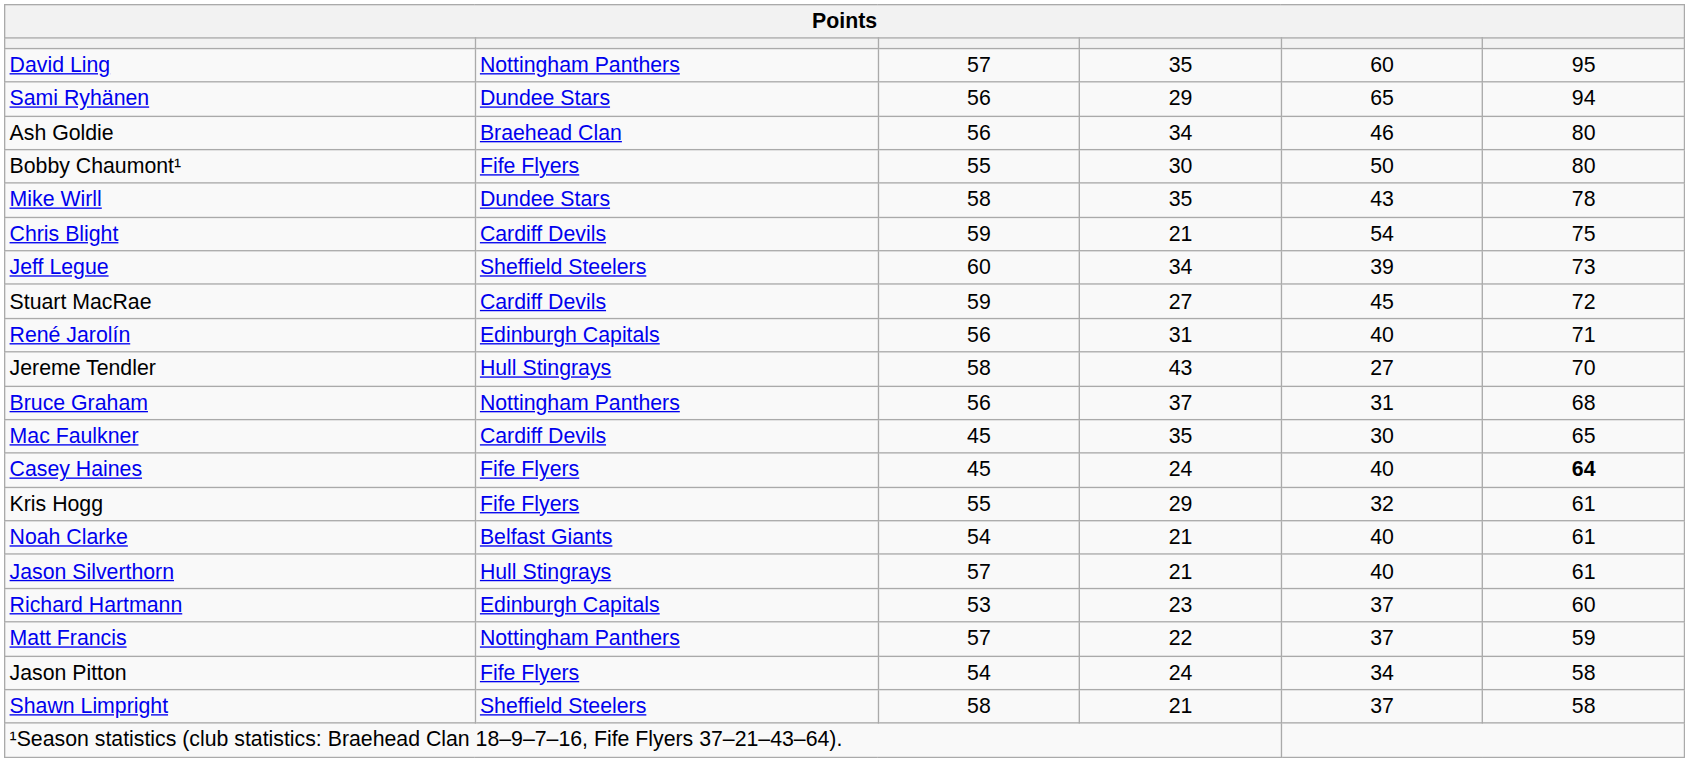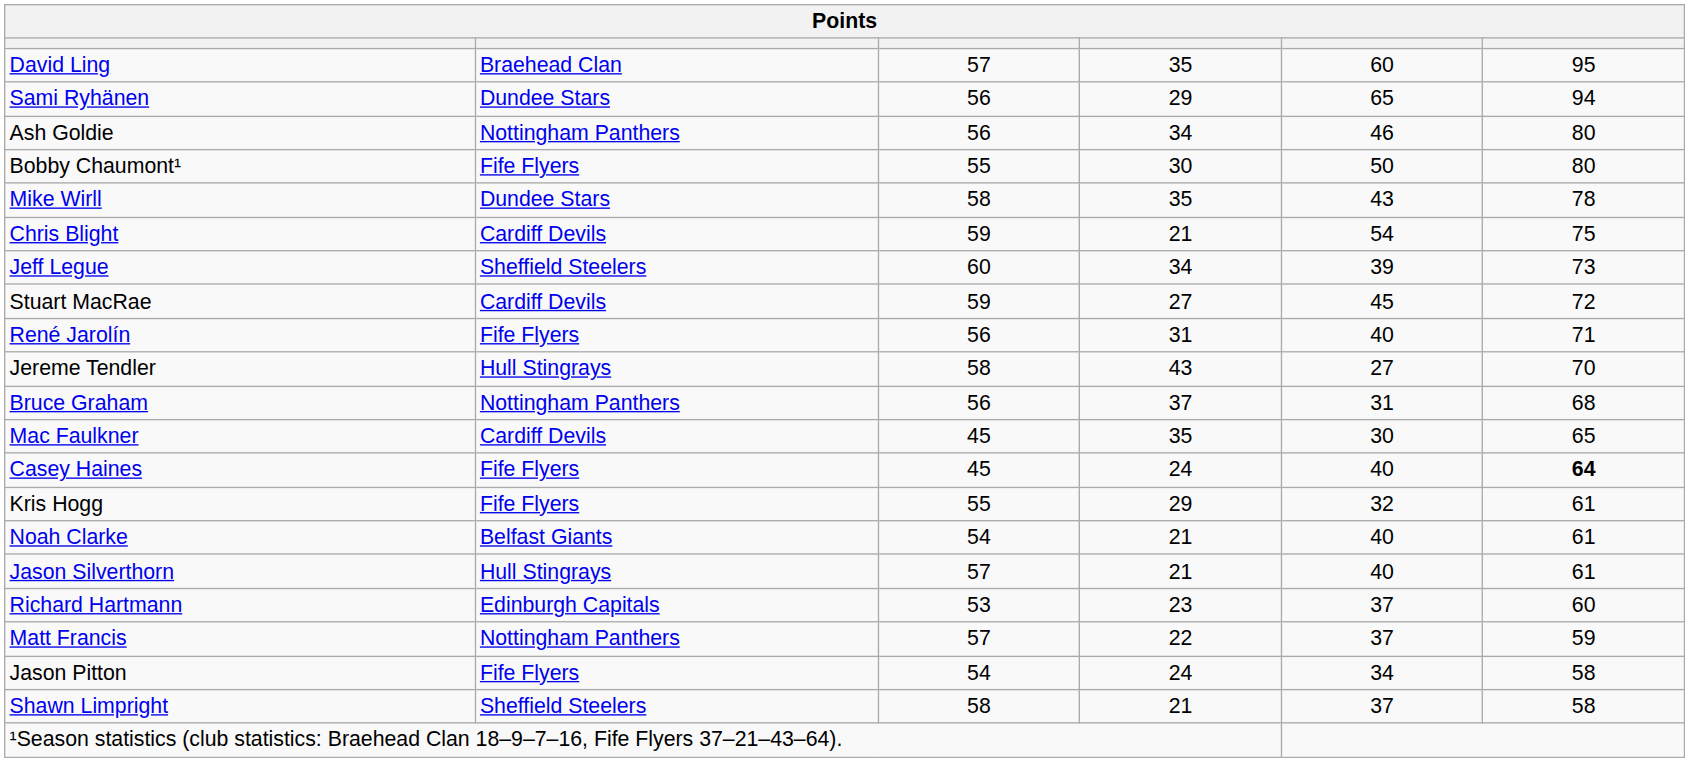(580, 64) Nottingham Panthers -> (551, 64) Braehead Clan
(551, 132) Braehead Clan -> (580, 132) Nottingham Panthers
(570, 334) Edinburgh Capitals -> (530, 334) Fife Flyers
